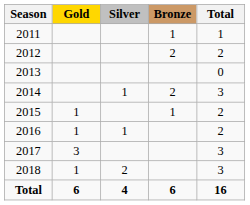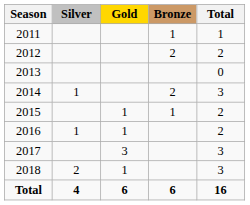columns swapped: (76, 14) <-> (124, 14)
